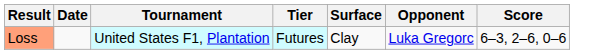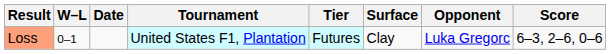+ column: (72, 15)
